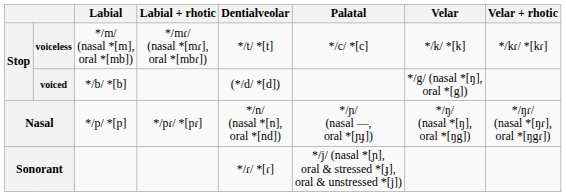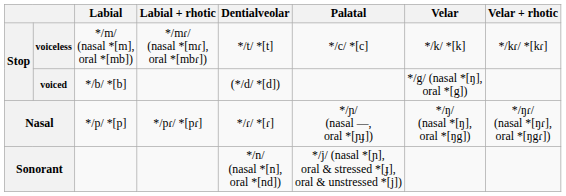(255, 123) */n/ (nasal *[n], oral *[nd]) -> (255, 123) */ɾ/ *[ɾ]
(255, 168) */ɾ/ *[ɾ] -> (255, 168) */n/ (nasal *[n], oral *[nd])
